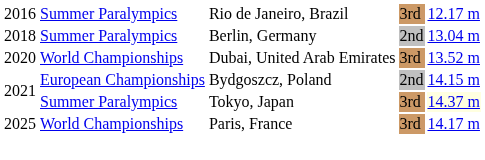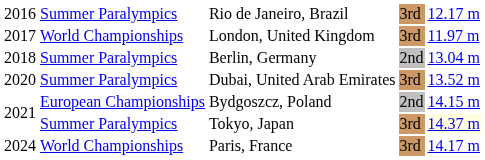+ row: (292, 36)
(112, 58) World Championships -> (109, 80) Summer Paralympics
(20, 124) 2025 -> (20, 146) 2024
